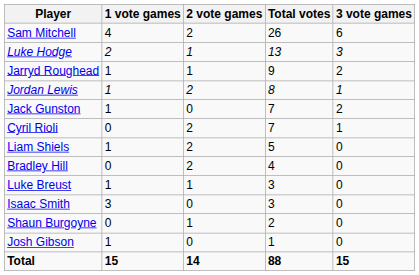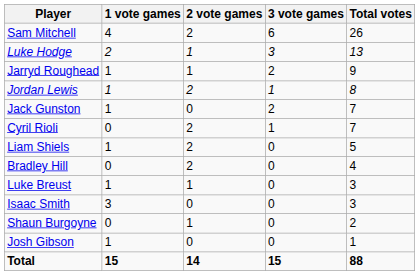columns swapped: (374, 14) <-> (299, 14)
